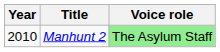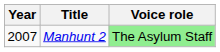(22, 36) 2010 -> (22, 36) 2007
